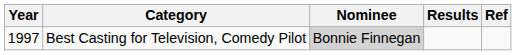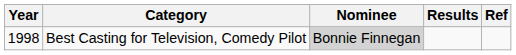(24, 38) 1997 -> (24, 38) 1998
